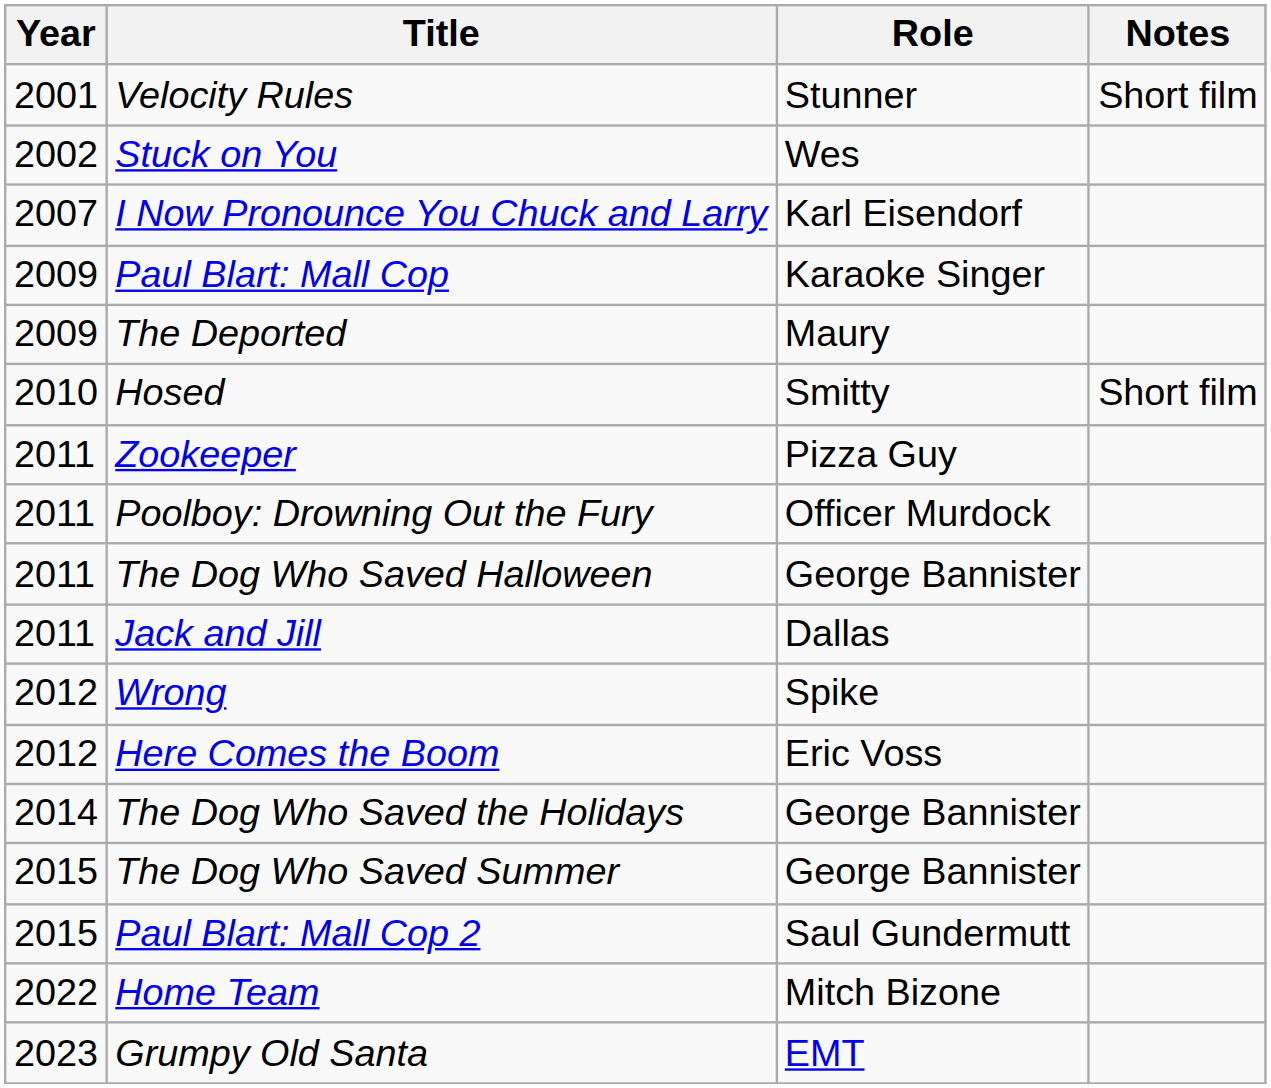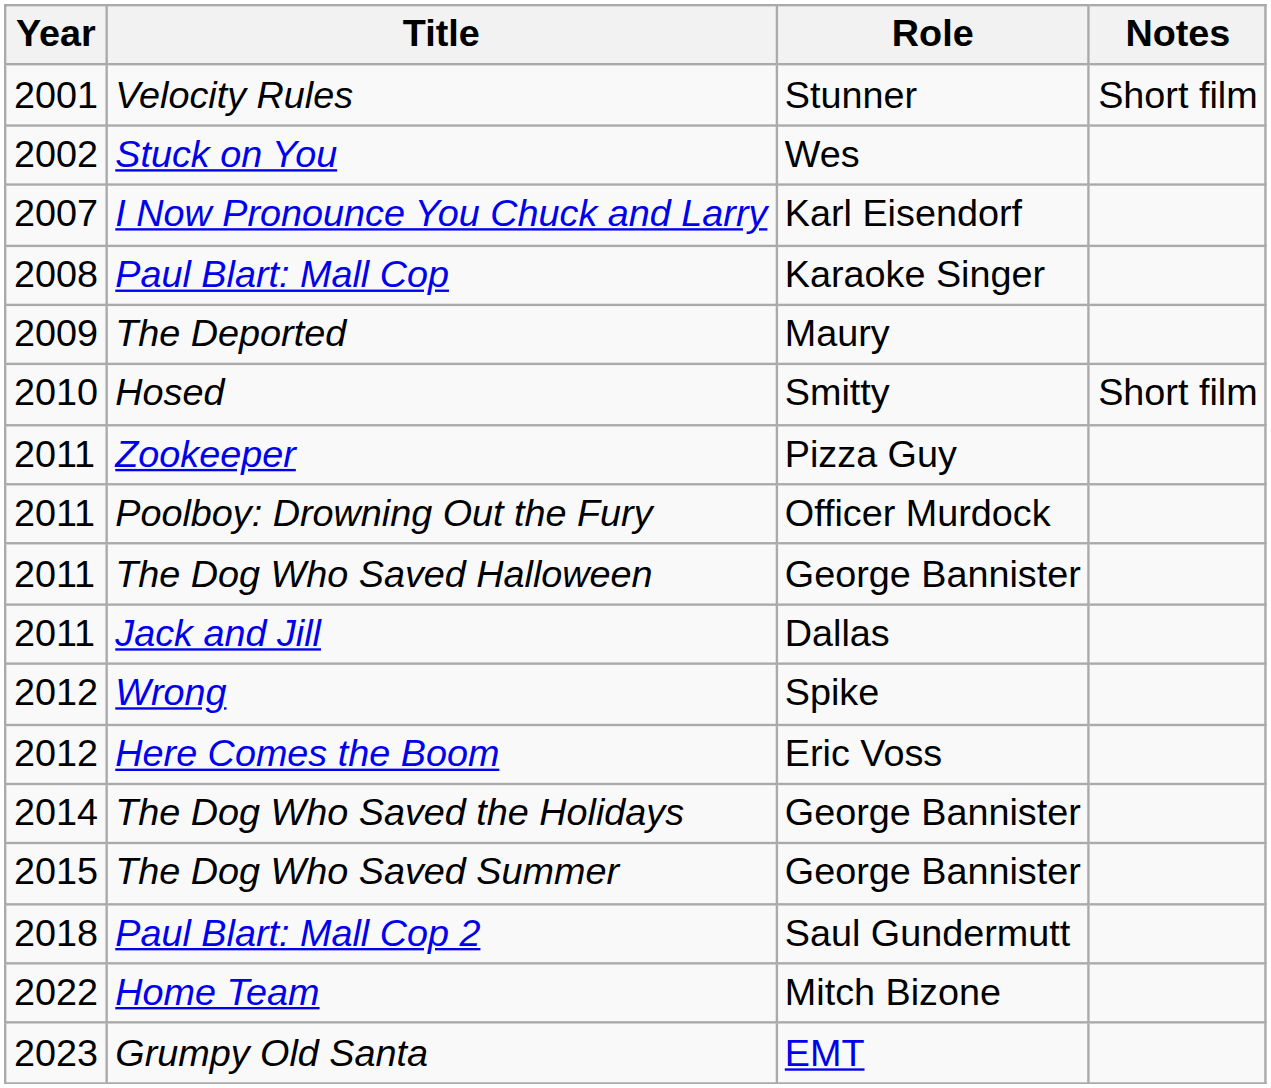(56, 273) 2009 -> (56, 273) 2008
(56, 932) 2015 -> (56, 932) 2018
